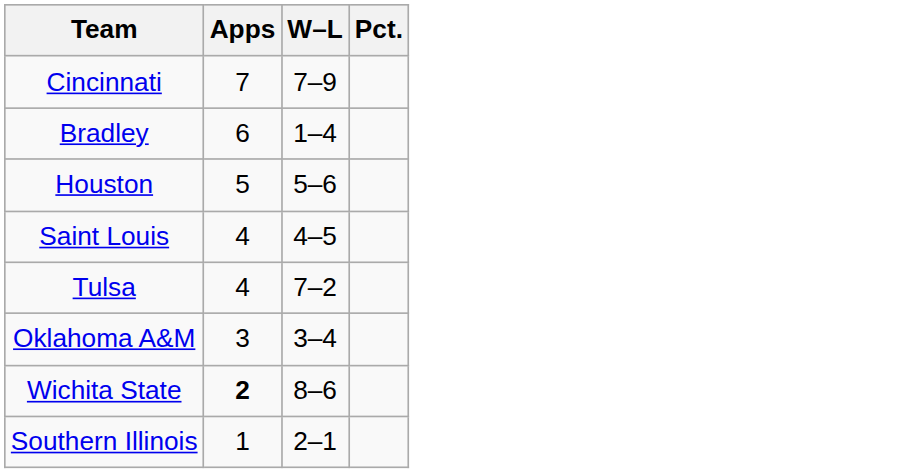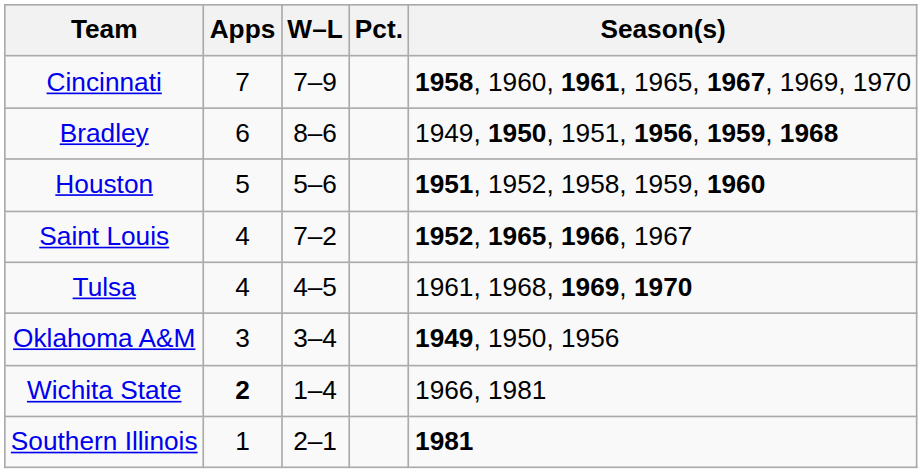+ column: (663, 30)
(315, 133) 1–4 -> (315, 133) 8–6
(315, 236) 4–5 -> (315, 236) 7–2
(315, 287) 7–2 -> (315, 287) 4–5
(315, 390) 8–6 -> (315, 390) 1–4
